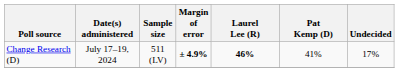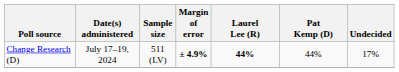(245, 54) 46% -> (245, 54) 44%
(313, 54) 41% -> (313, 54) 44%
